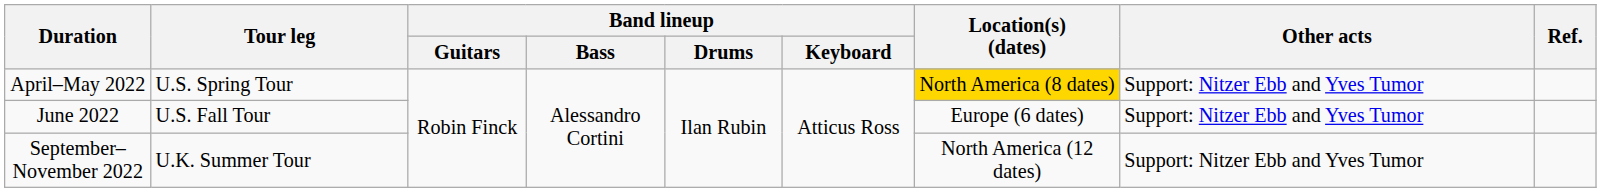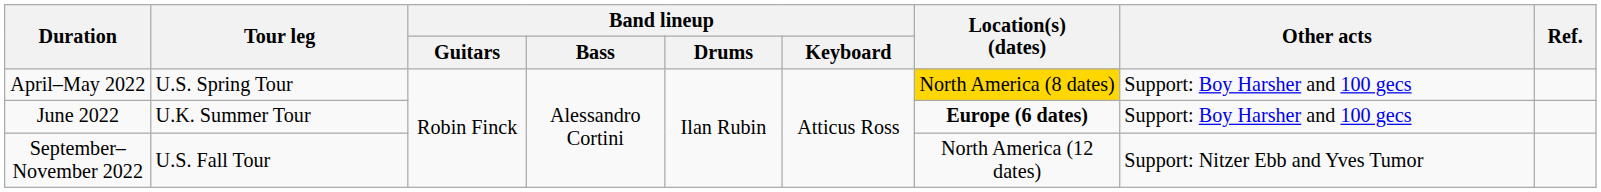(1274, 84) Support: Nitzer Ebb and Yves Tumor -> (1268, 84) Support: Boy Harsher and 100 gecs
(213, 116) U.S. Fall Tour -> (233, 116) U.K. Summer Tour
(1017, 116) normal -> (1017, 116) bold
(1274, 116) Support: Nitzer Ebb and Yves Tumor -> (1268, 116) Support: Boy Harsher and 100 gecs
(233, 159) U.K. Summer Tour -> (213, 159) U.S. Fall Tour
